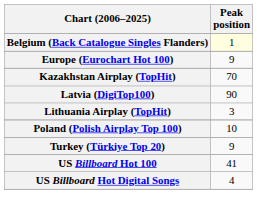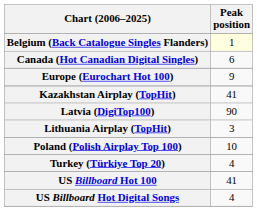+ row: (107, 59)
(232, 77) 70 -> (232, 94) 41
(232, 146) 9 -> (232, 163) 4
